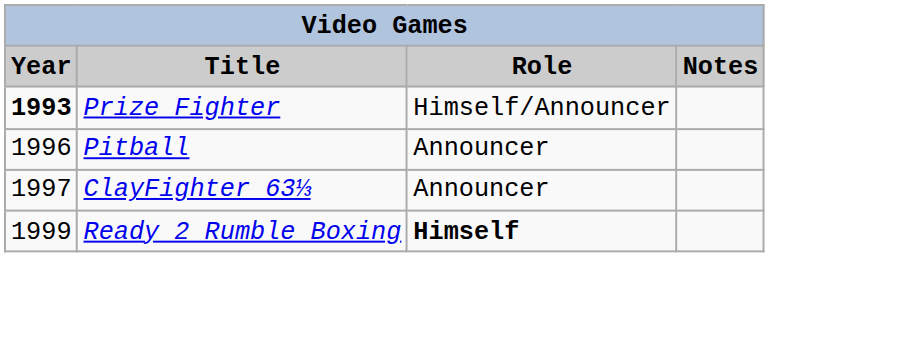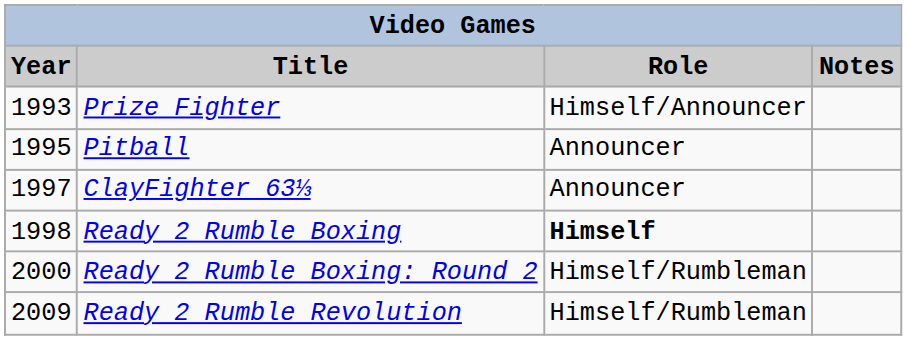(41, 108) bold -> (41, 108) normal
(41, 149) 1996 -> (41, 149) 1995
(41, 231) 1999 -> (41, 231) 1998
+ row: (311, 272)
+ row: (273, 313)
